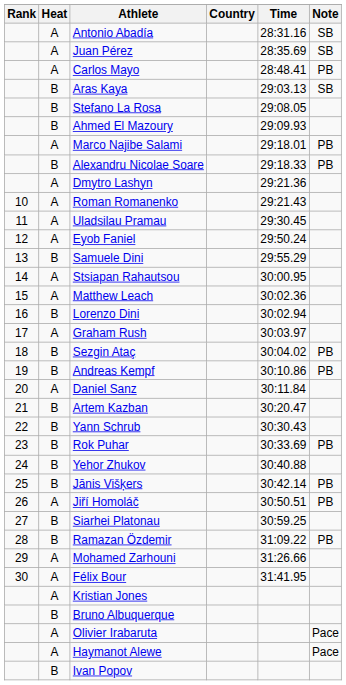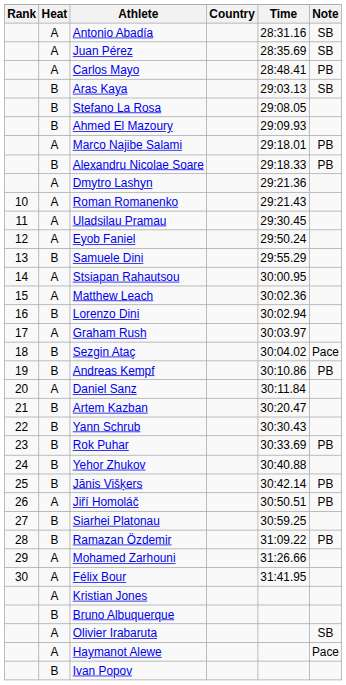(325, 352) PB -> (325, 352) Pace
(325, 633) Pace -> (325, 633) SB
